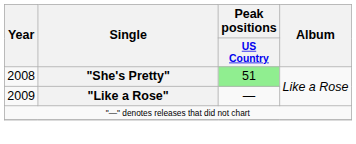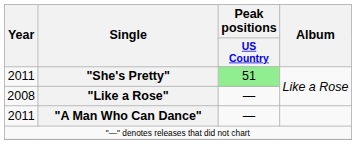(21, 76) 2008 -> (21, 76) 2011
(21, 96) 2009 -> (21, 96) 2008
+ row: (128, 116)
